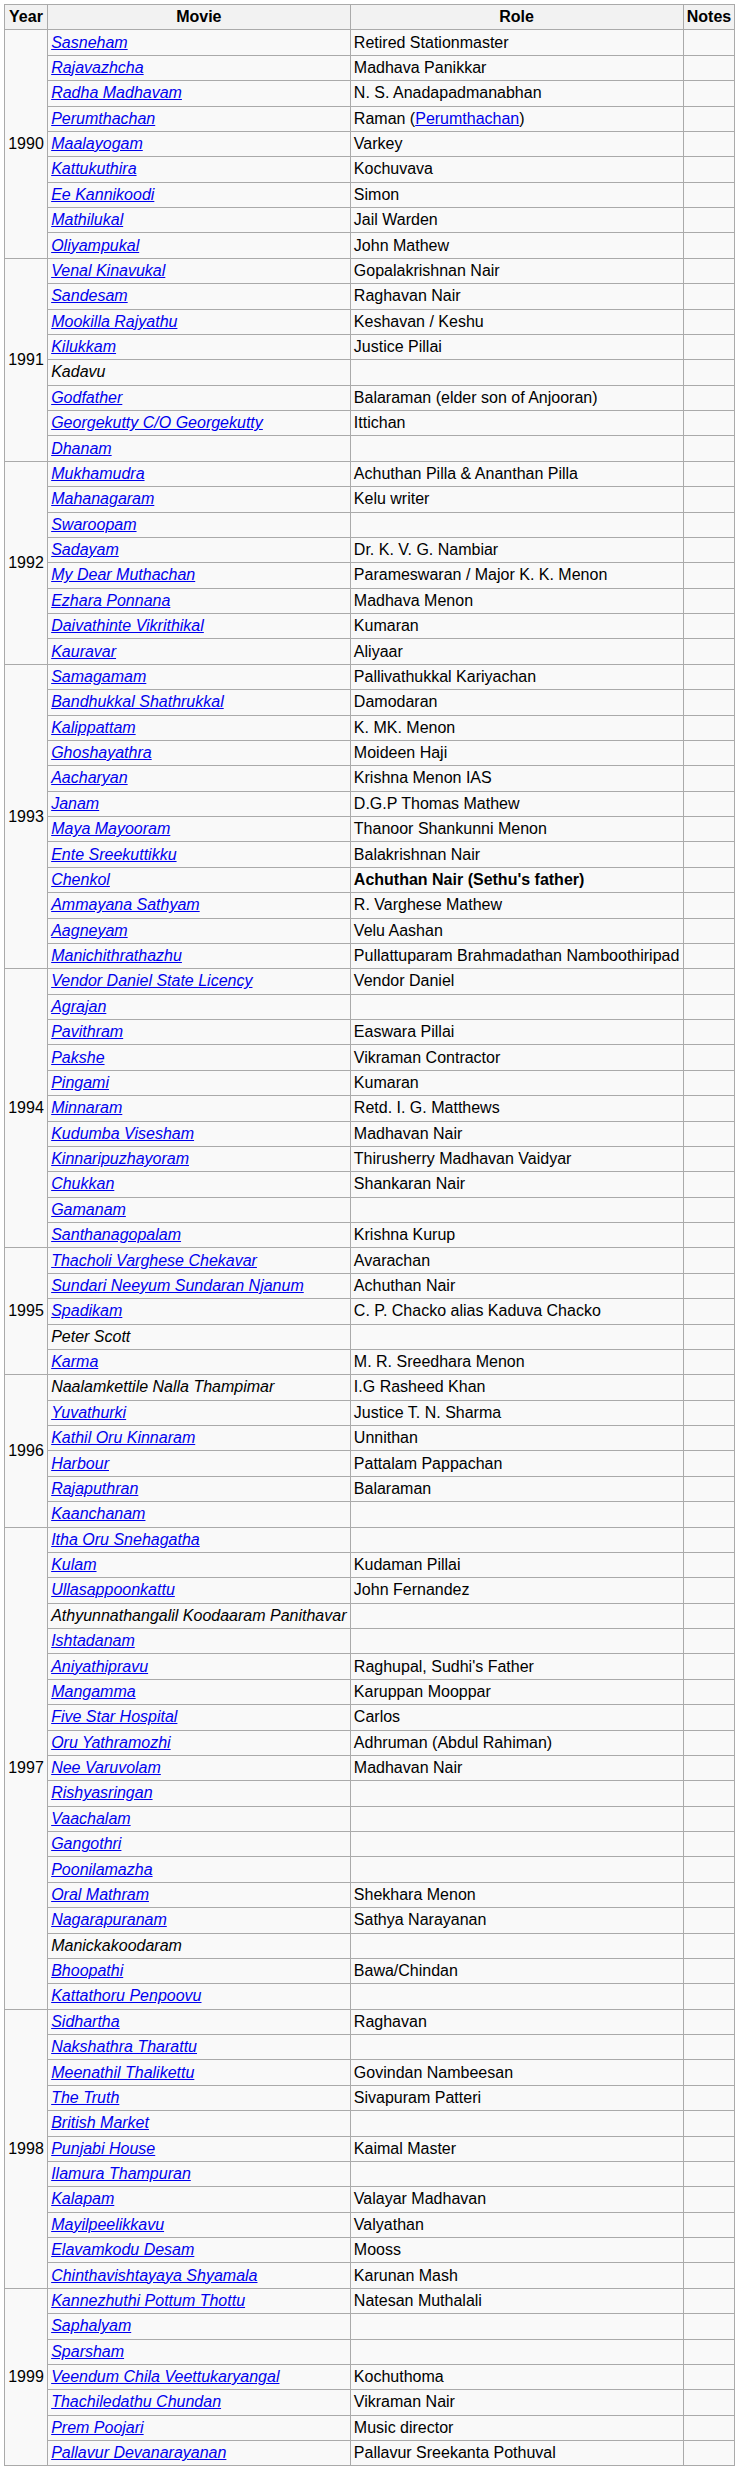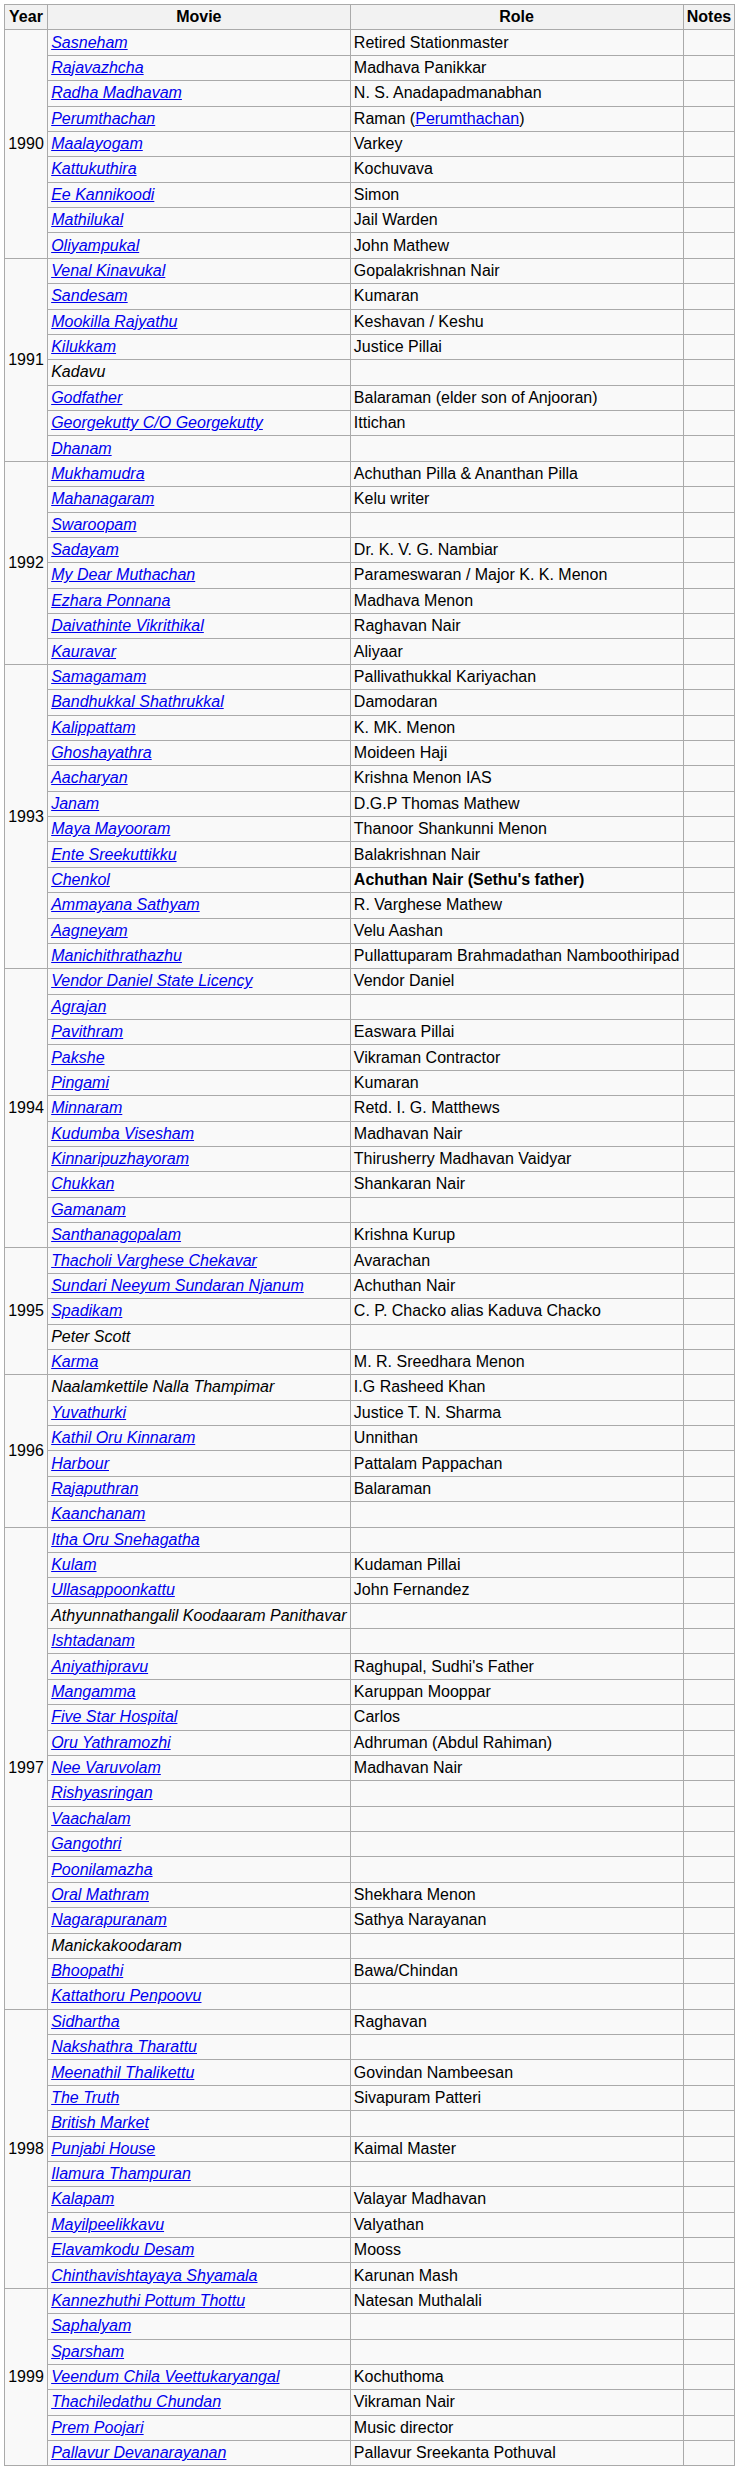(407, 296) Raghavan Nair -> (386, 296) Kumaran
(386, 626) Kumaran -> (407, 626) Raghavan Nair
